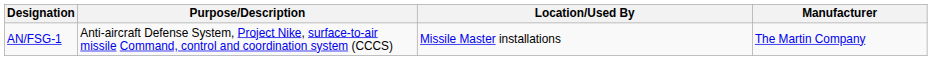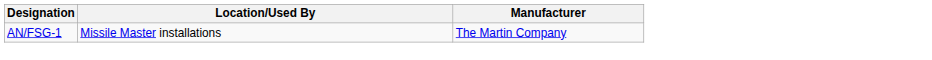- column: (247, 13)
